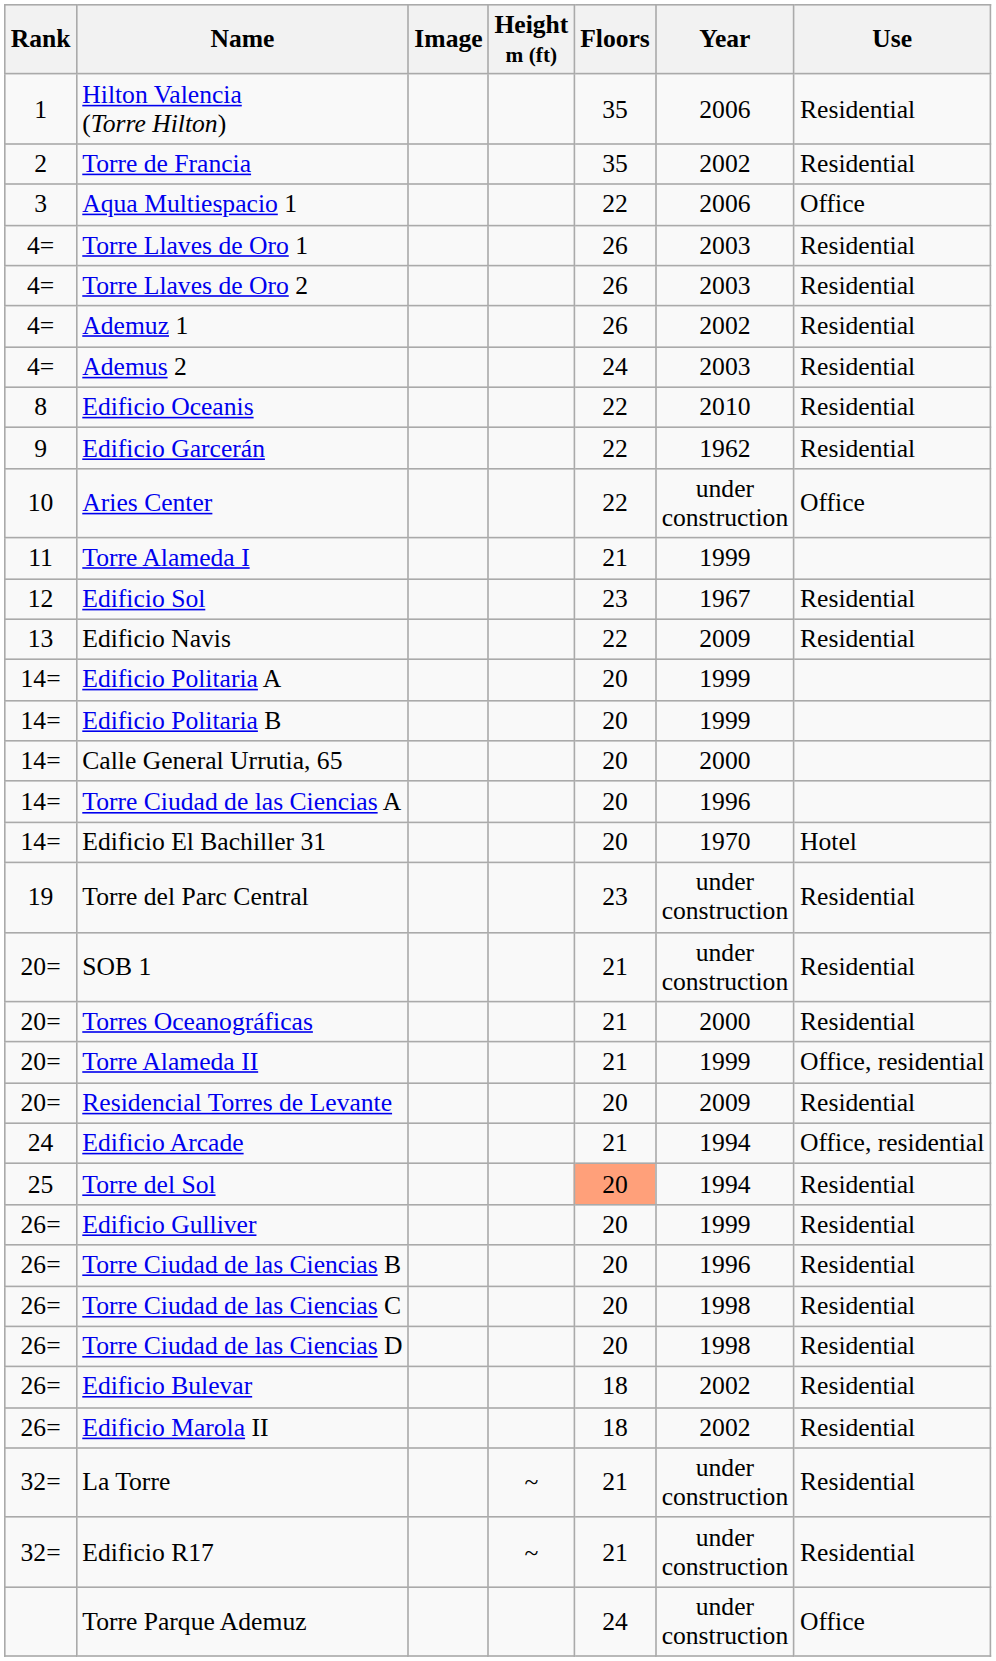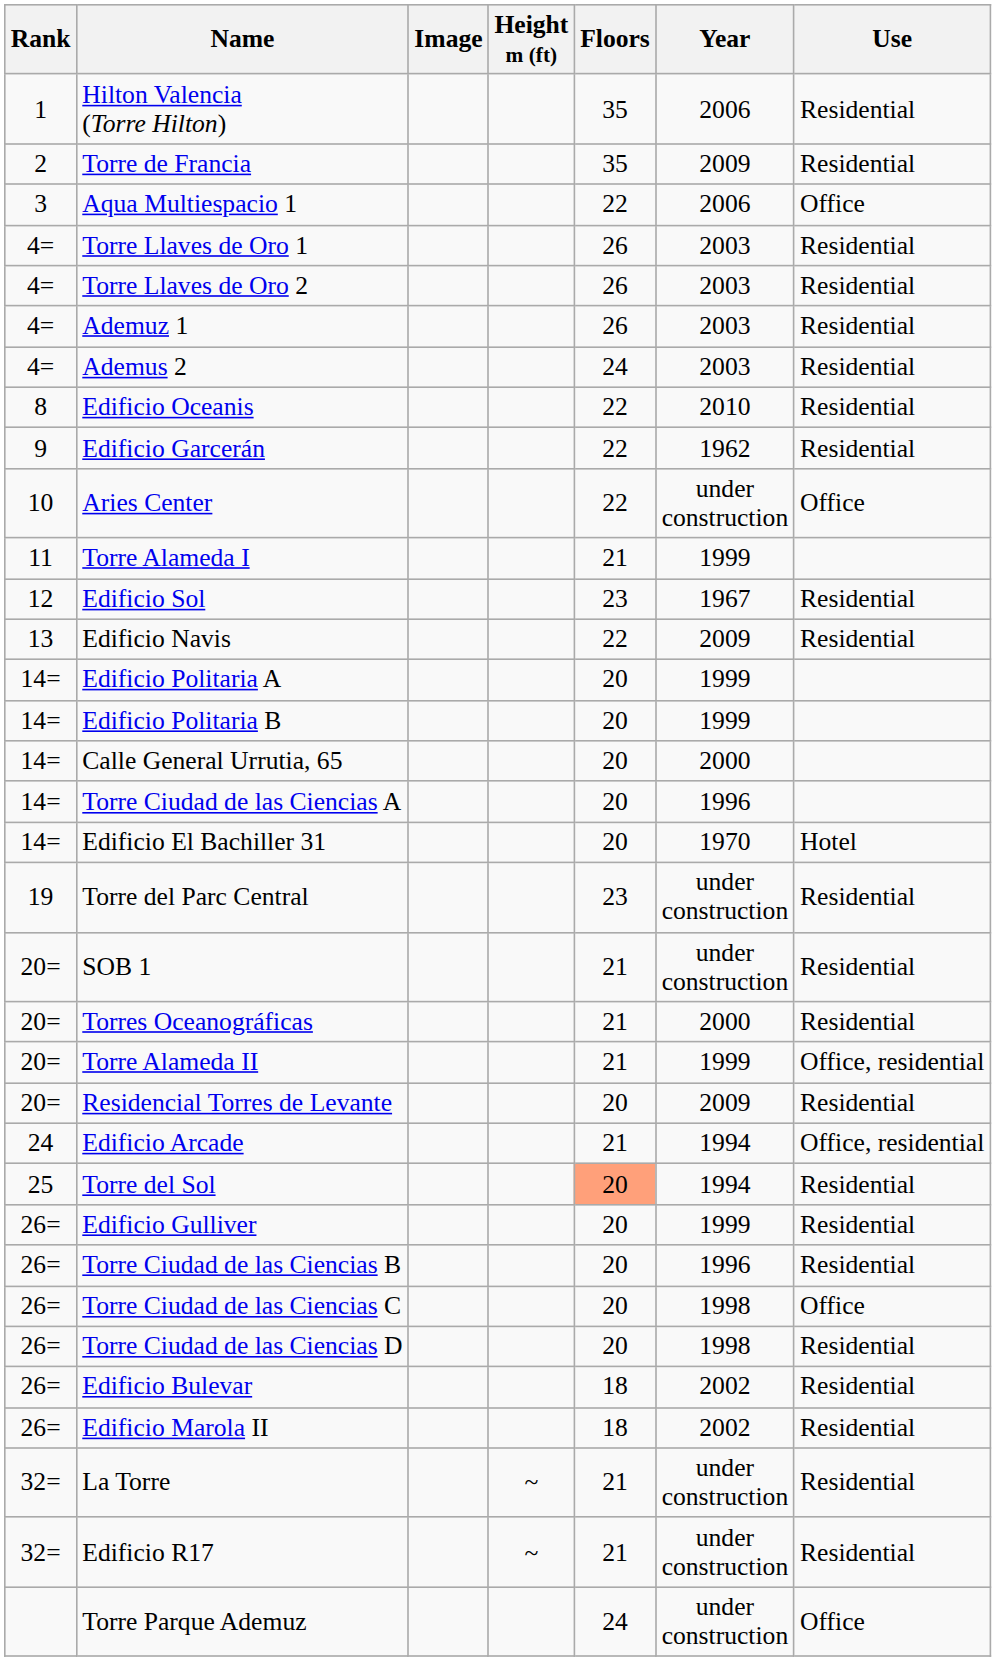(725, 163) 2002 -> (725, 163) 2009
(725, 326) 2002 -> (725, 326) 2003
(858, 1305) Residential -> (832, 1305) Office
